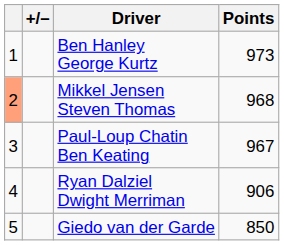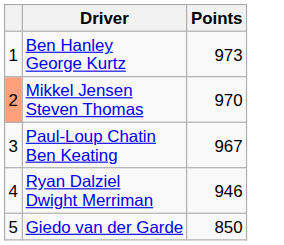- column: (38, 18)
(260, 100) 968 -> (228, 100) 970
(260, 191) 906 -> (228, 191) 946
